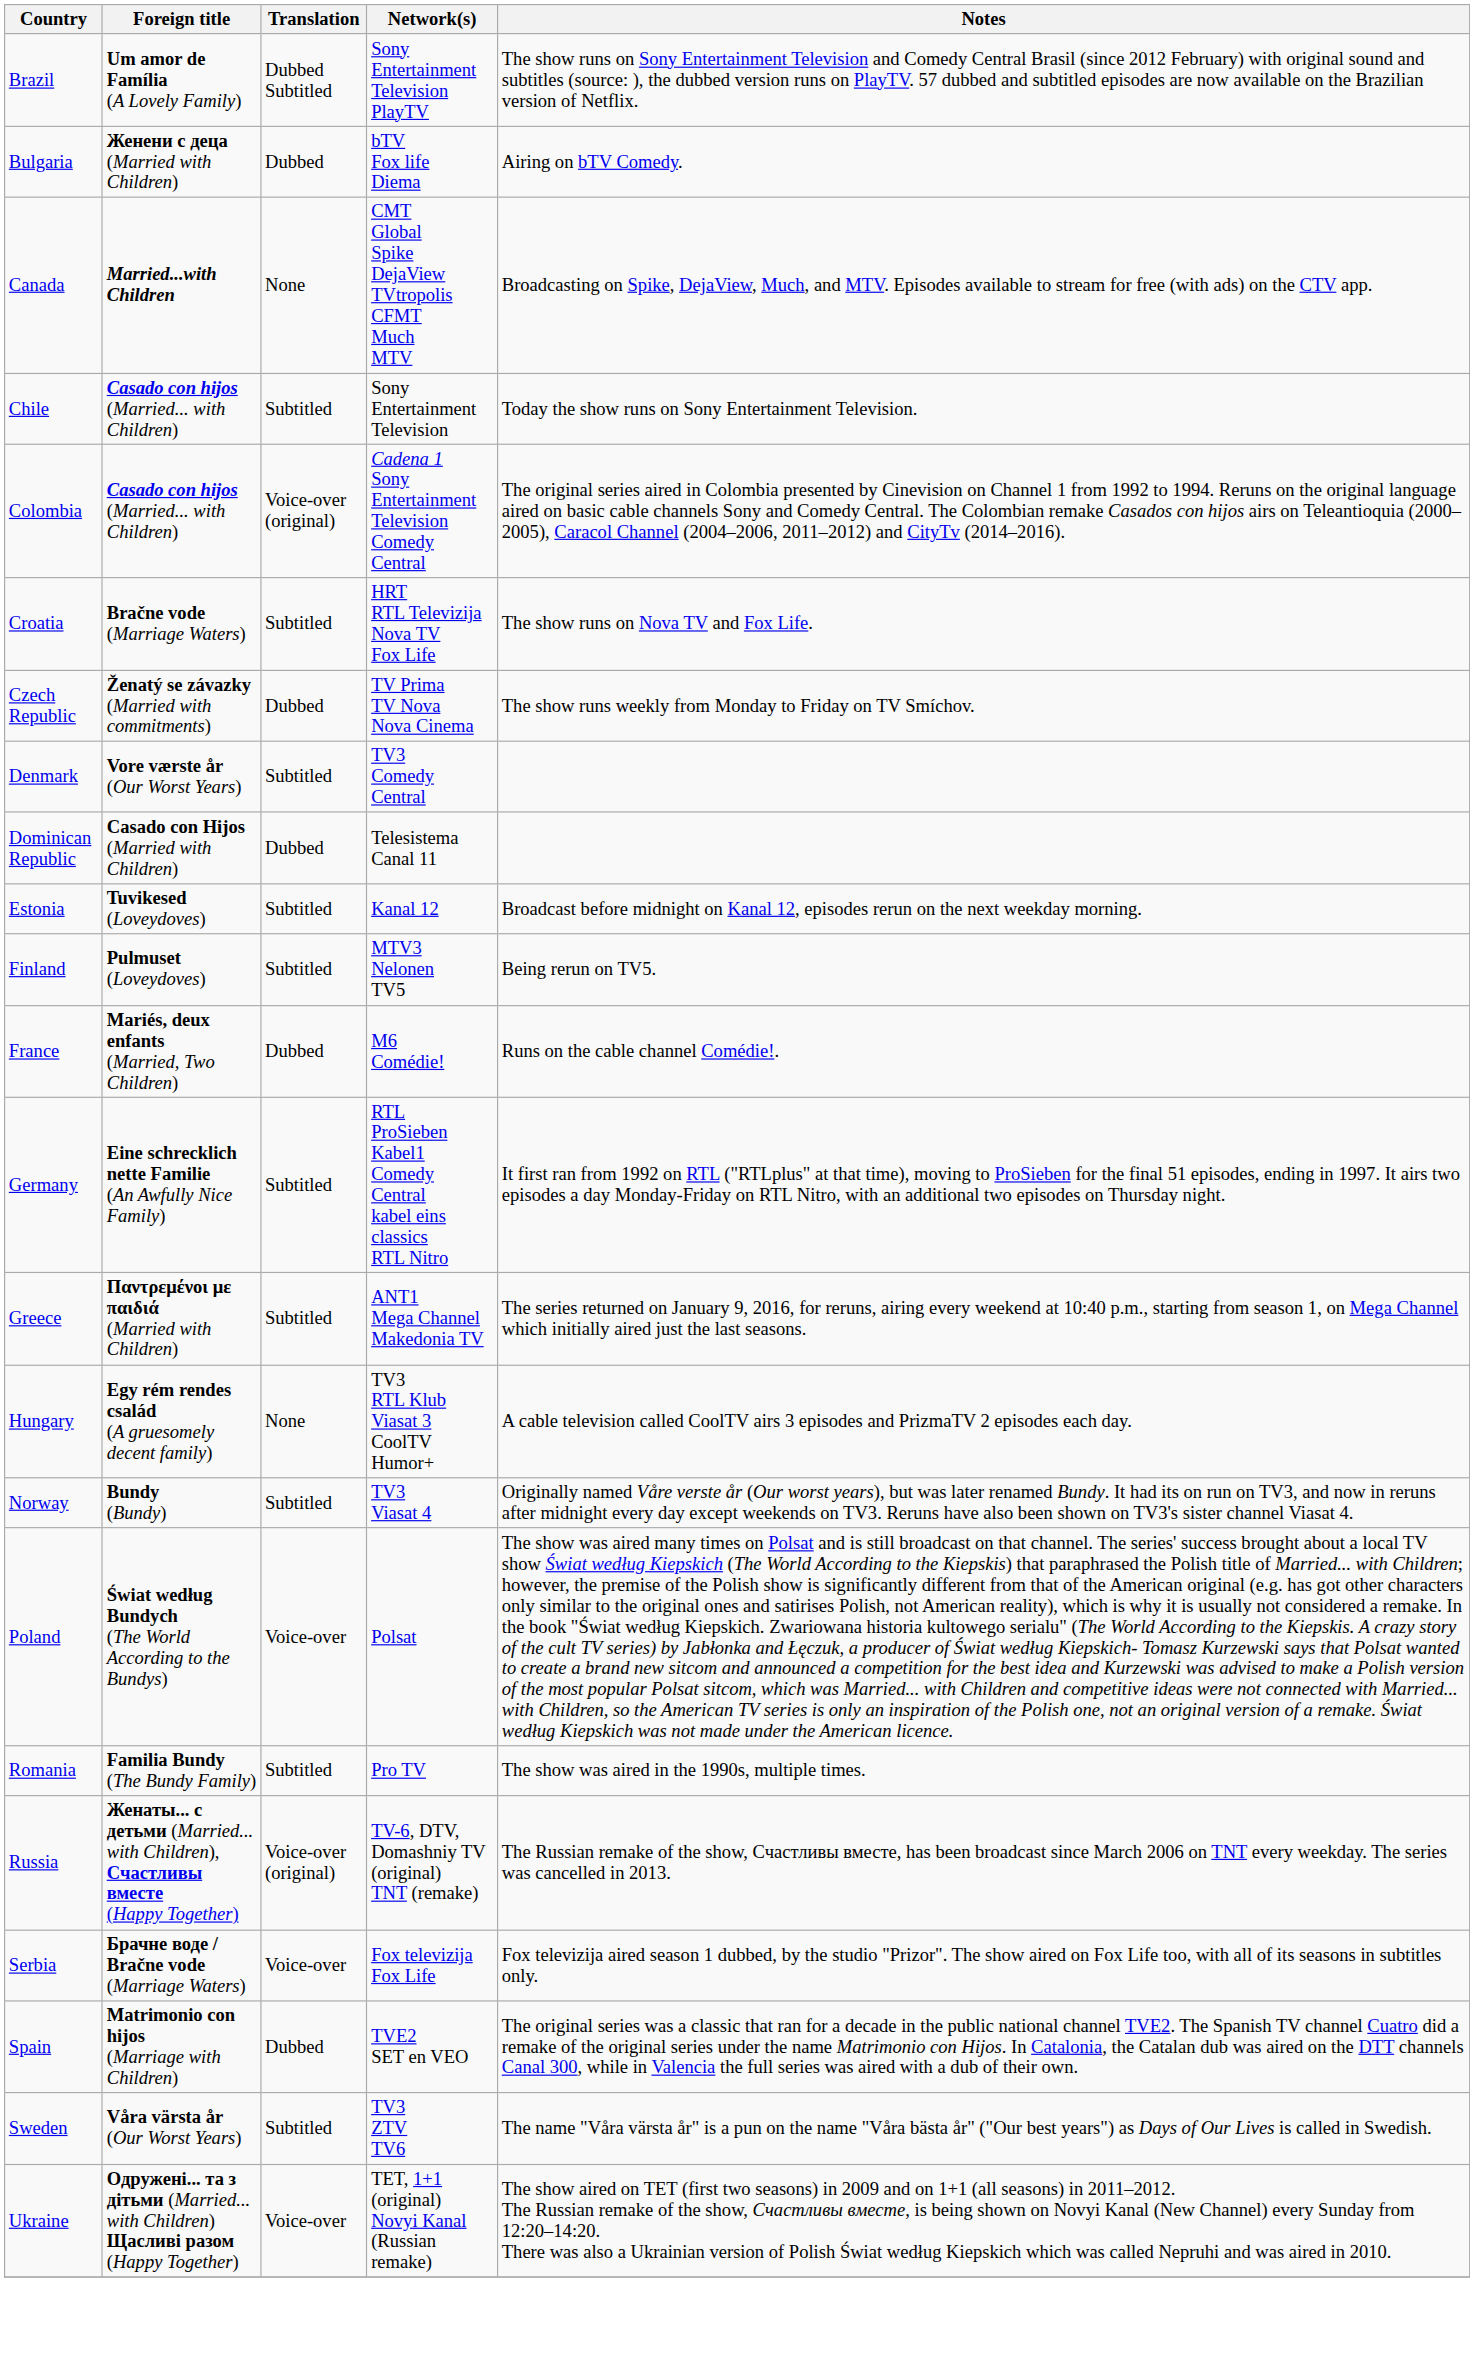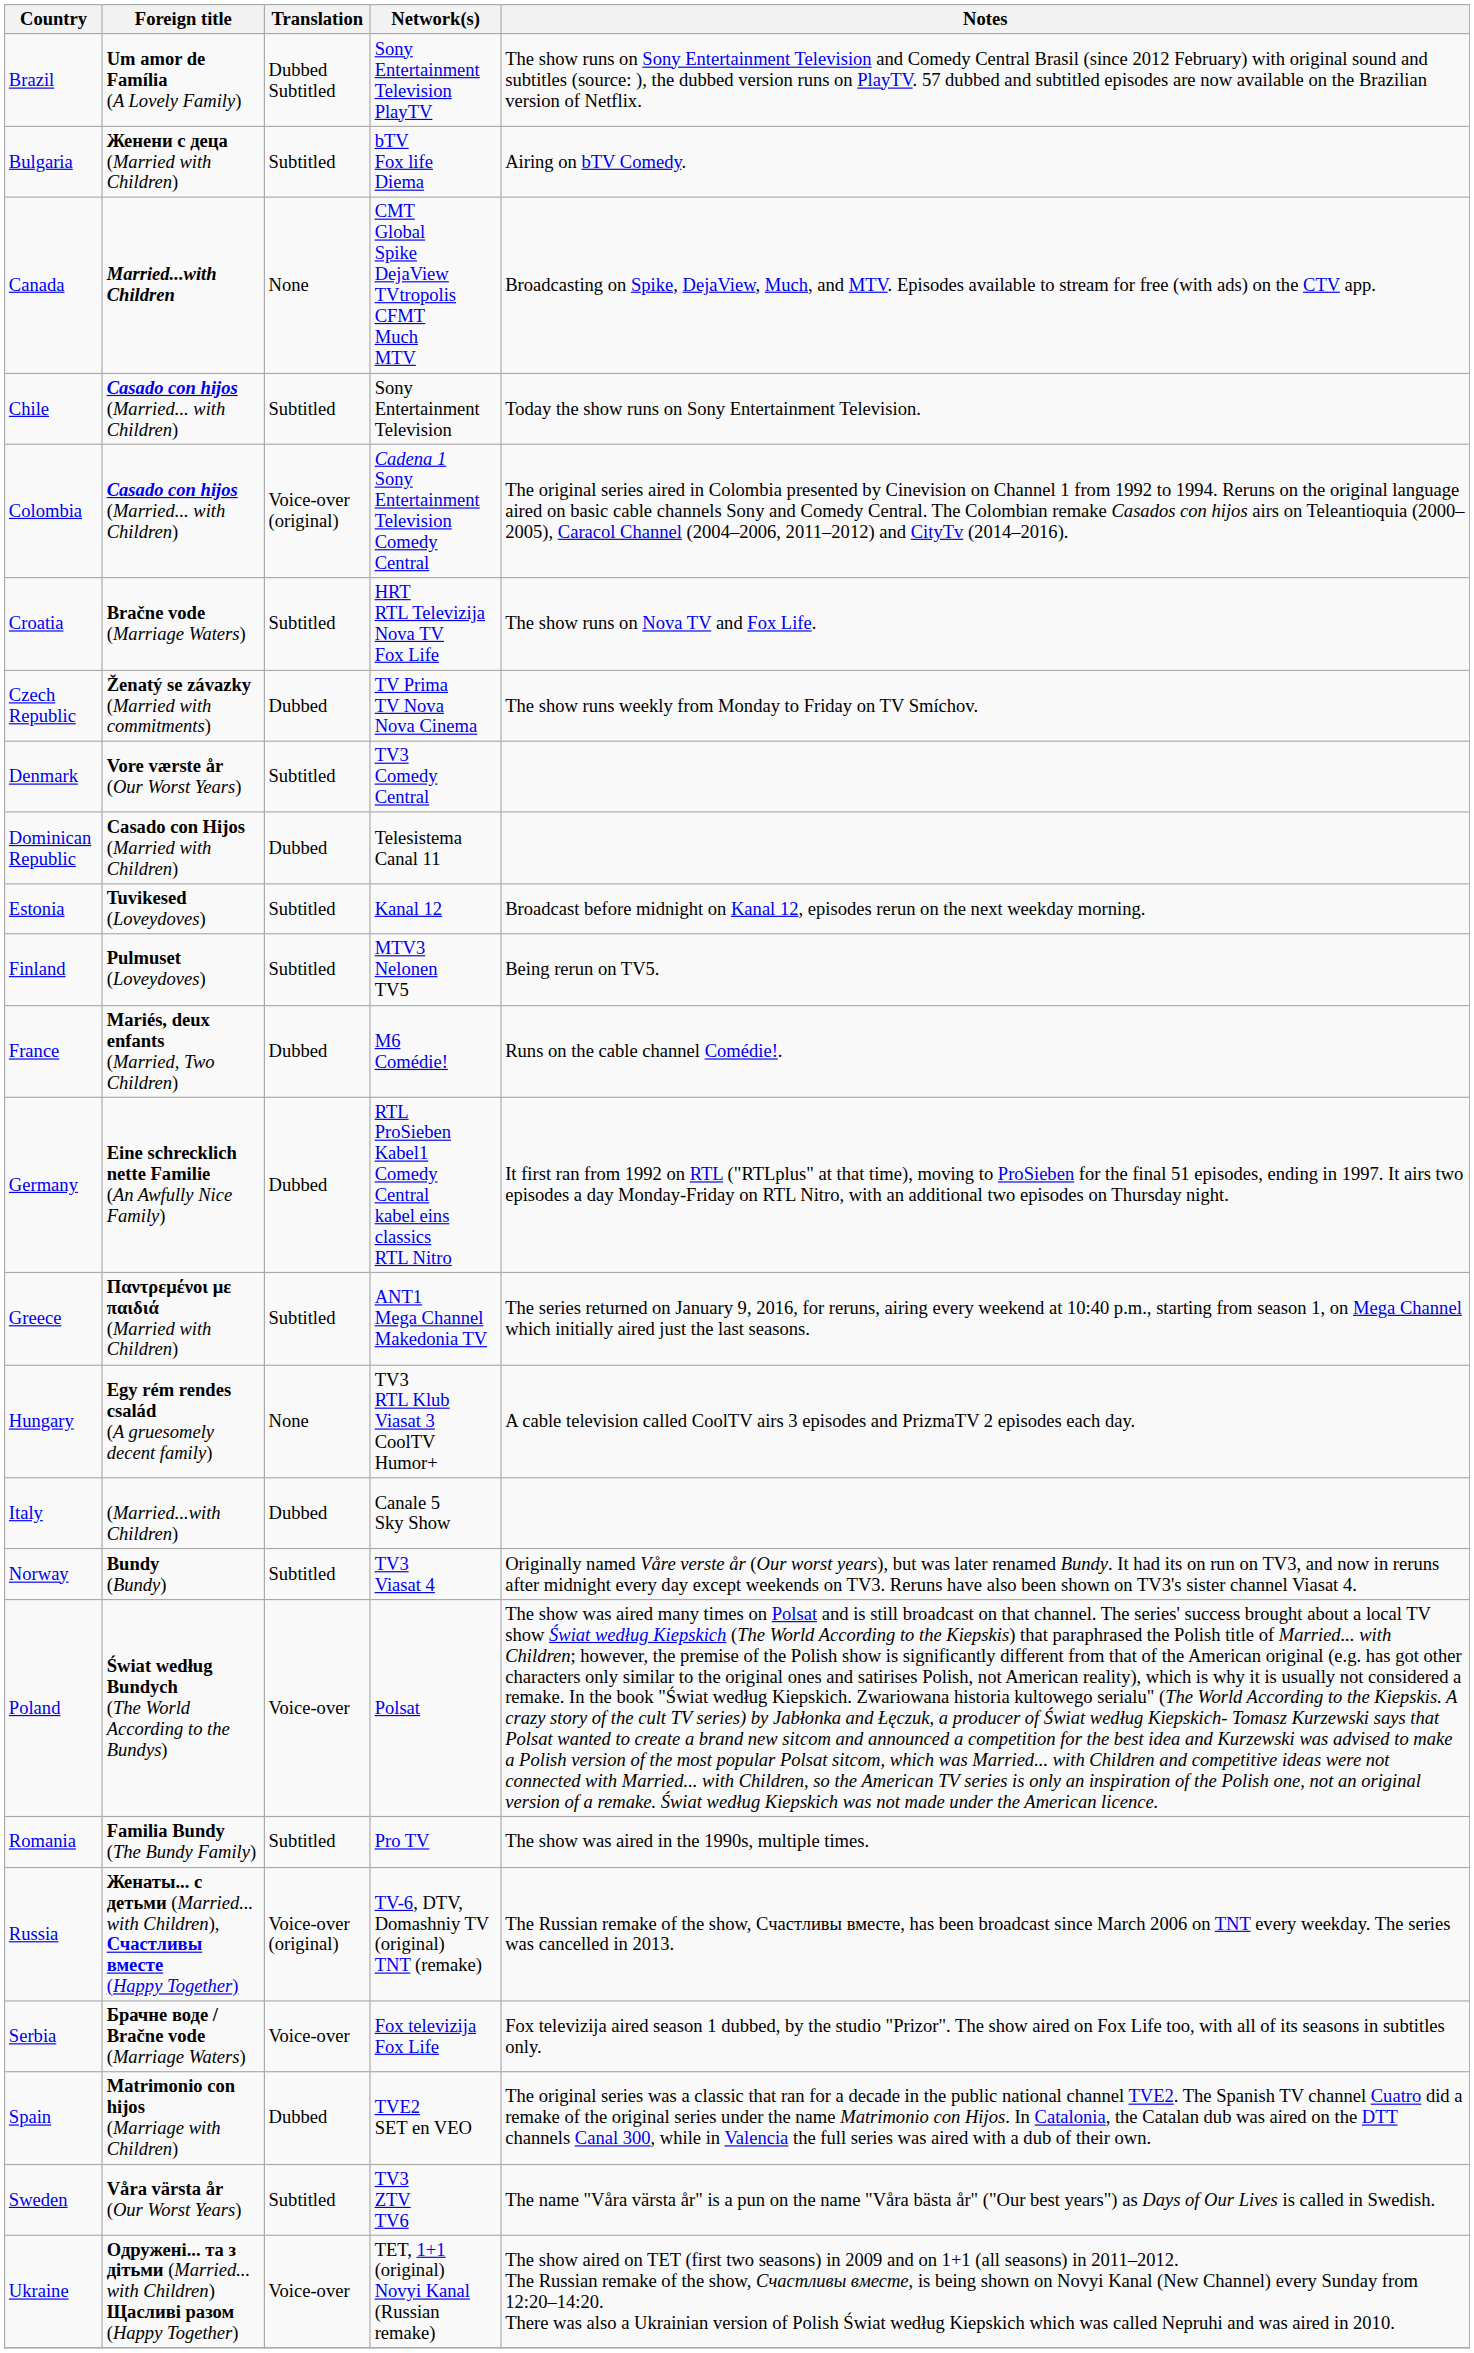(294, 161) Dubbed -> (302, 161) Subtitled
(298, 1184) Subtitled -> (298, 1184) Dubbed
+ row: (26, 1513)
